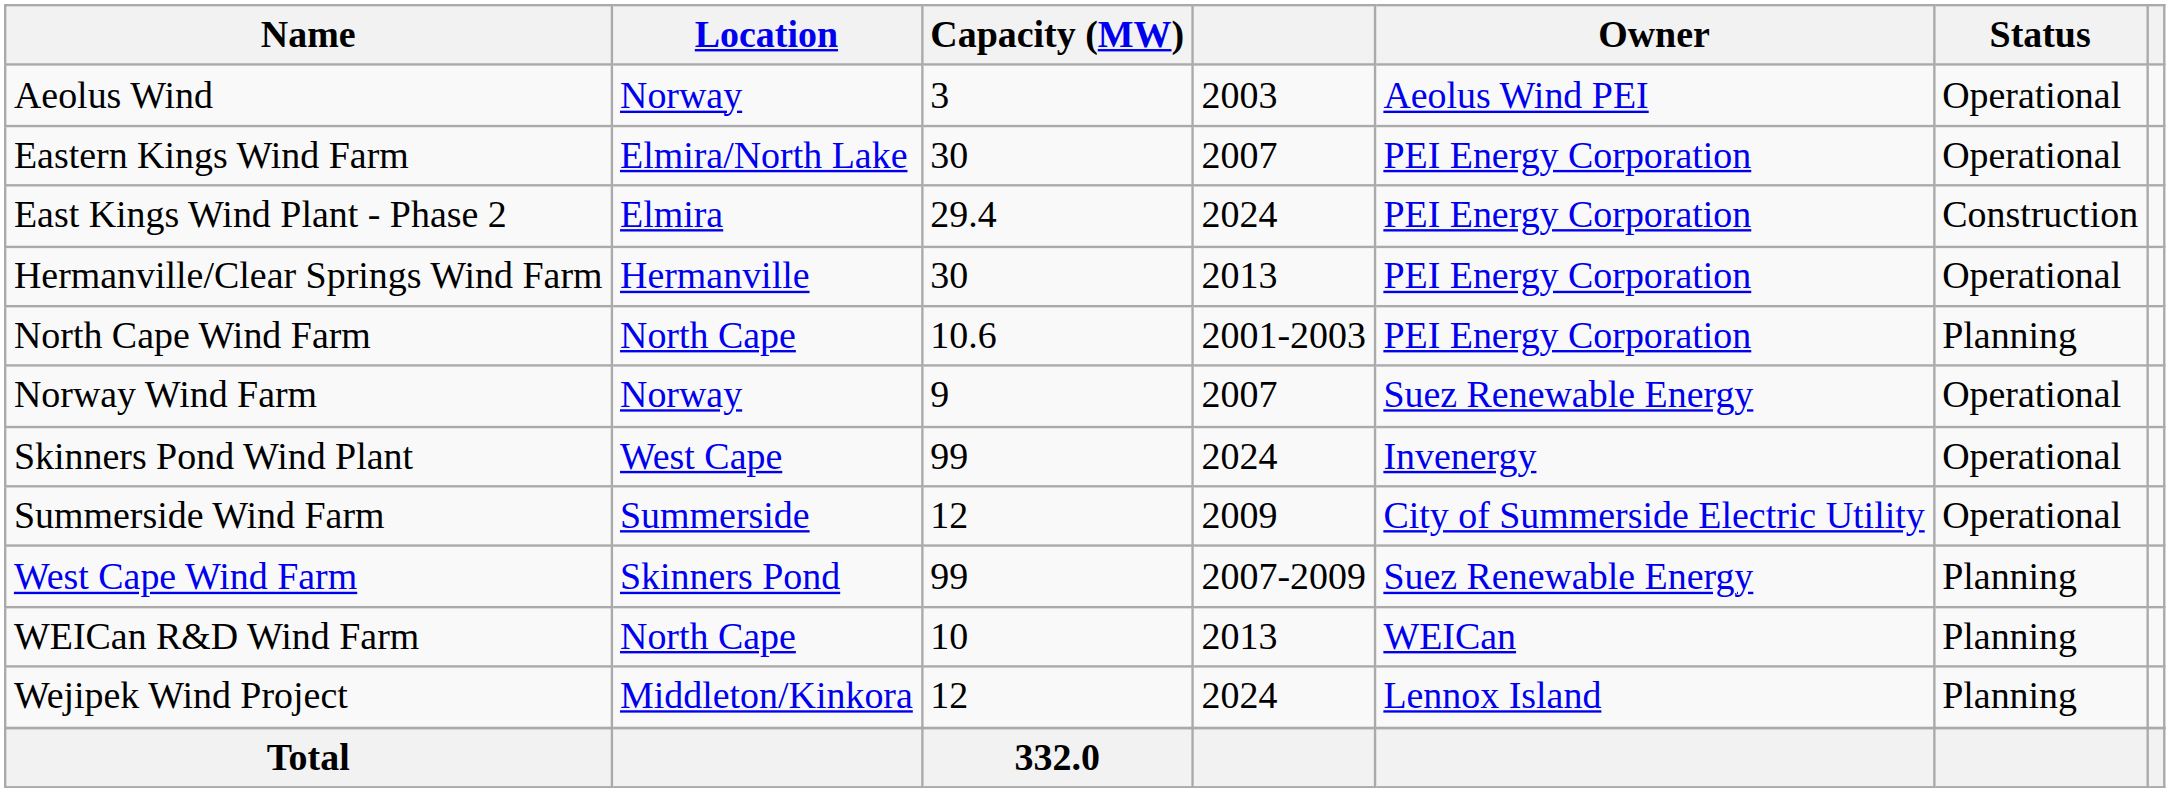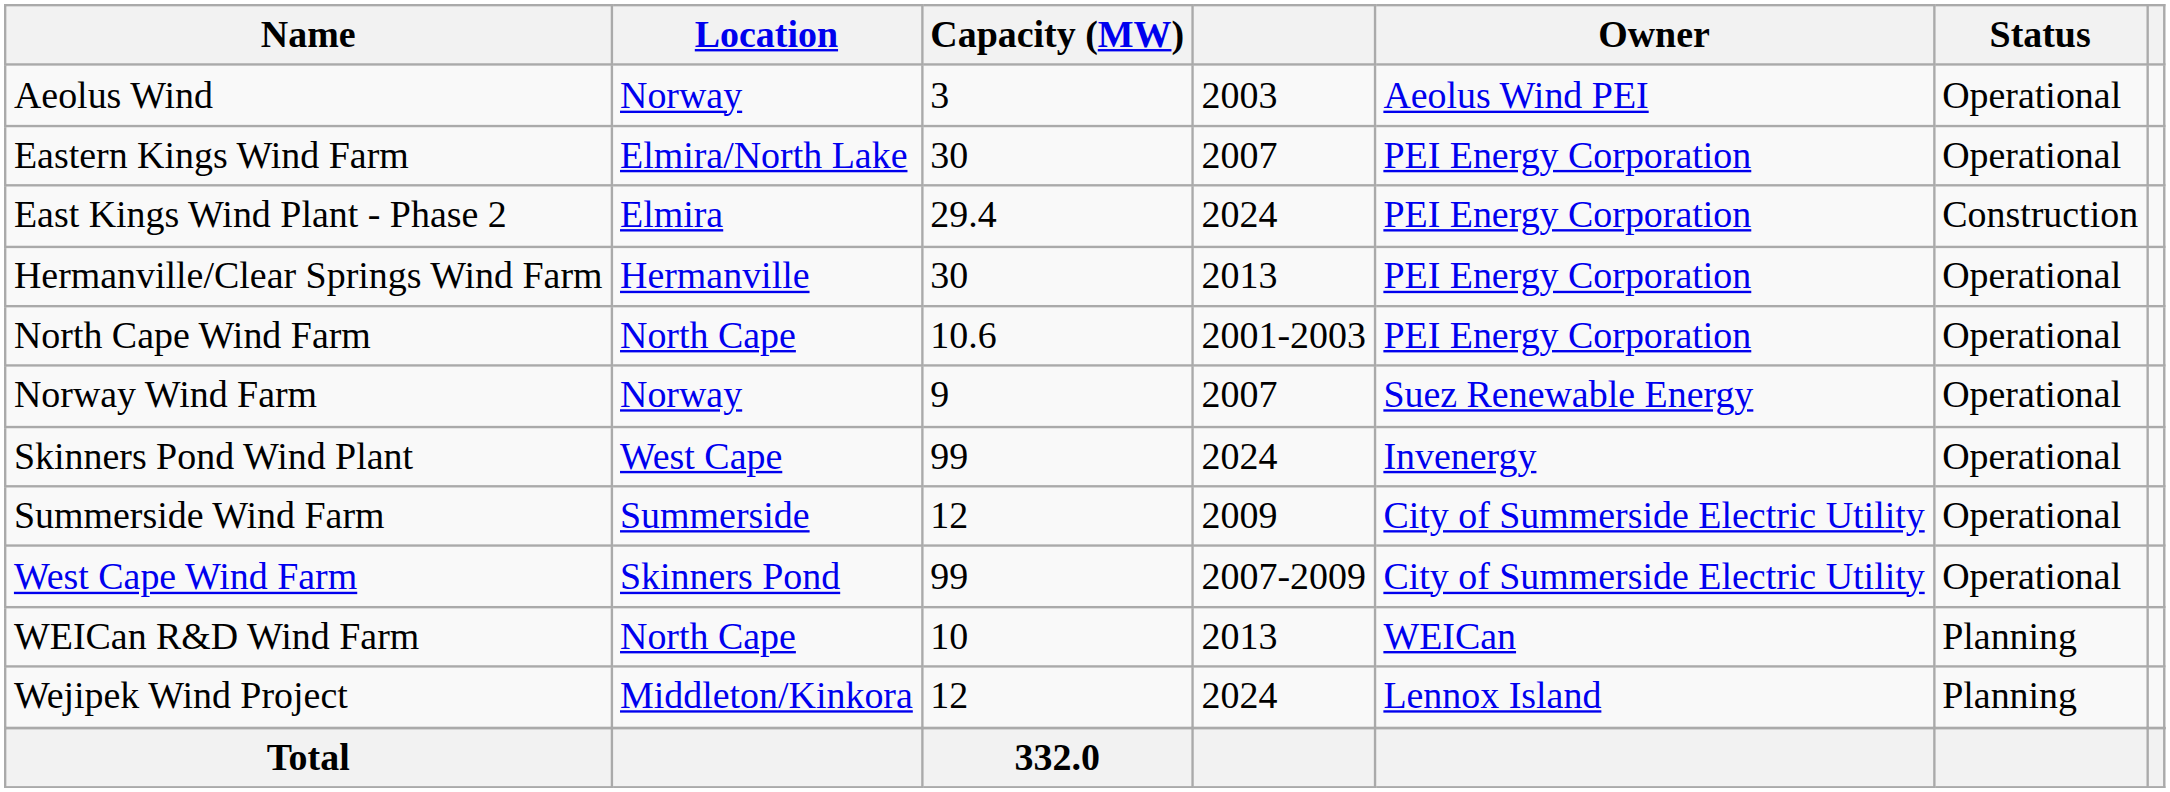(2010, 335) Planning -> (2032, 335) Operational
(1568, 575) Suez Renewable Energy -> (1654, 575) City of Summerside Electric Utility
(2010, 575) Planning -> (2032, 575) Operational
